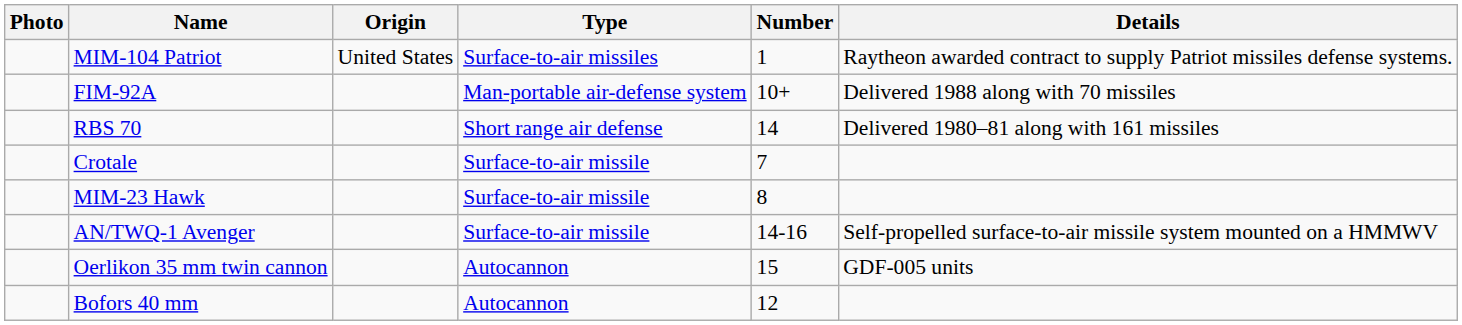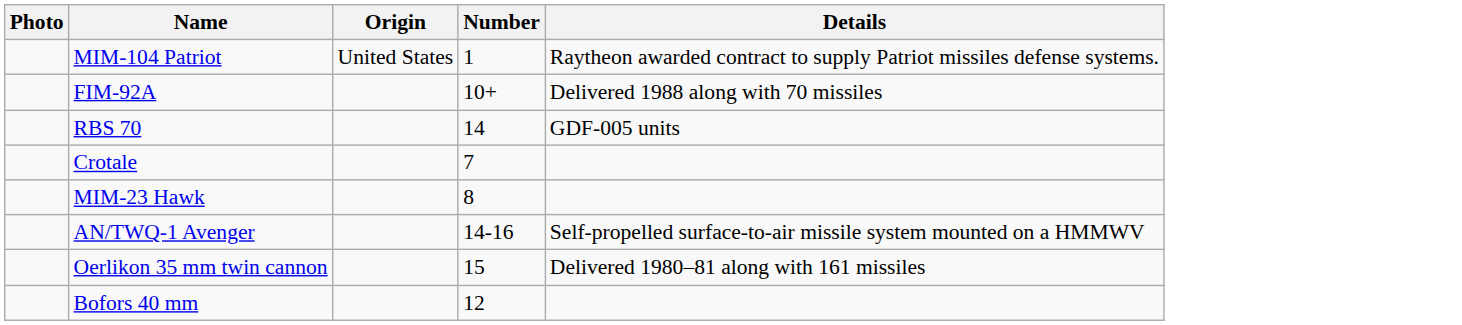- column: (605, 21)
(1031, 126) Delivered 1980–81 along with 161 missiles -> (615, 126) GDF-005 units
(908, 266) GDF-005 units -> (738, 266) Delivered 1980–81 along with 161 missiles
